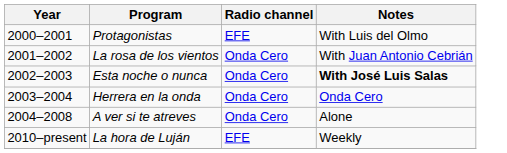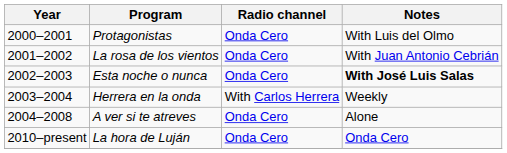(237, 35) EFE -> (256, 35) Onda Cero
(256, 96) Onda Cero -> (282, 96) With Carlos Herrera
(351, 96) Onda Cero -> (366, 96) Weekly
(237, 138) EFE -> (256, 138) Onda Cero
(340, 138) Weekly -> (377, 138) Onda Cero
